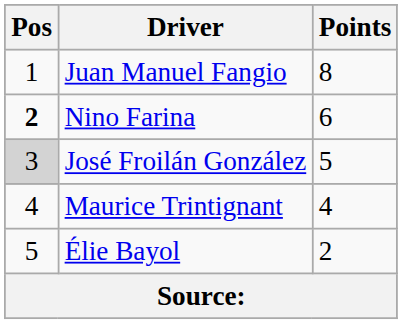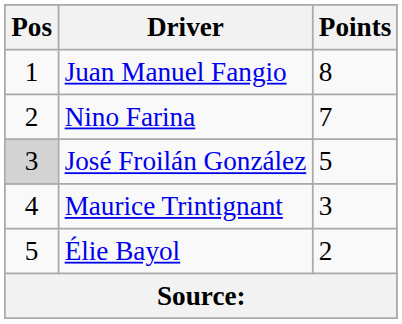(32, 116) bold -> (32, 116) normal
(326, 116) 6 -> (326, 116) 7
(326, 206) 4 -> (326, 206) 3
